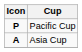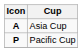rows swapped: (48, 40) <-> (53, 26)
